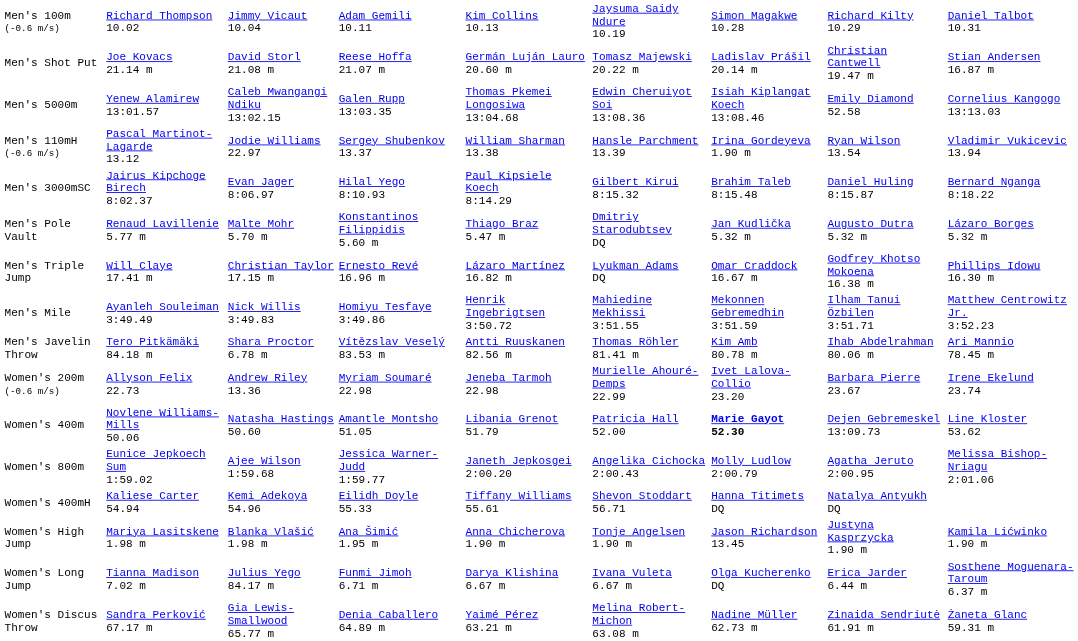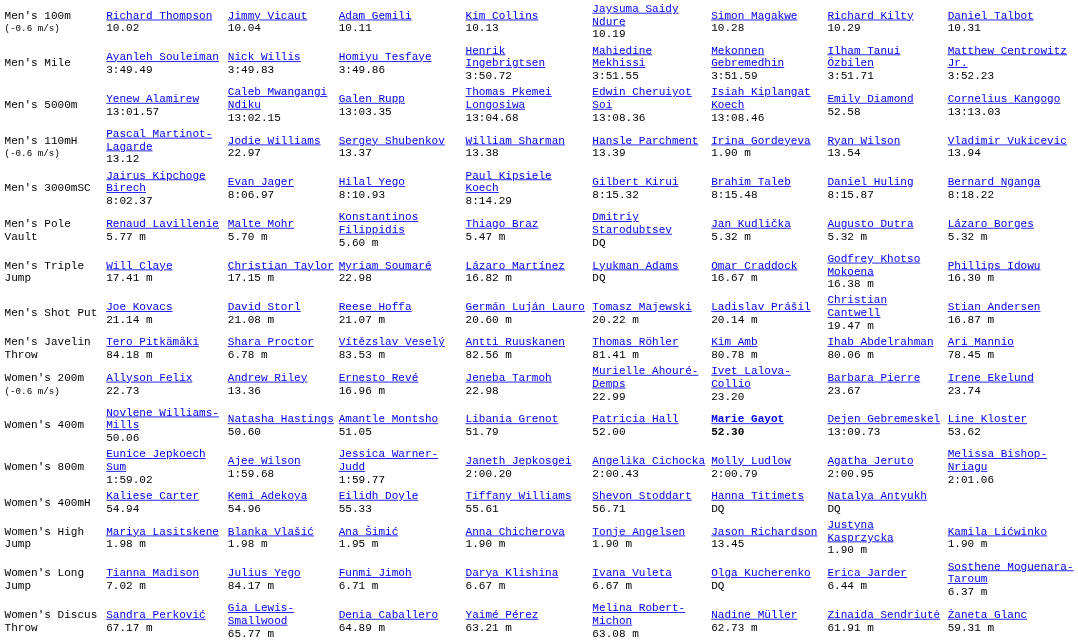rows swapped: (38, 313) <-> (51, 63)
(378, 272) Ernesto Revé 16.96 m -> (385, 272) Myriam Soumaré 22.98
(385, 384) Myriam Soumaré 22.98 -> (378, 384) Ernesto Revé 16.96 m
